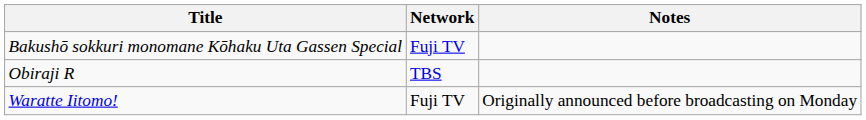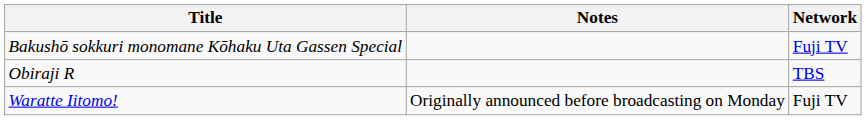columns swapped: (442, 18) <-> (670, 18)
